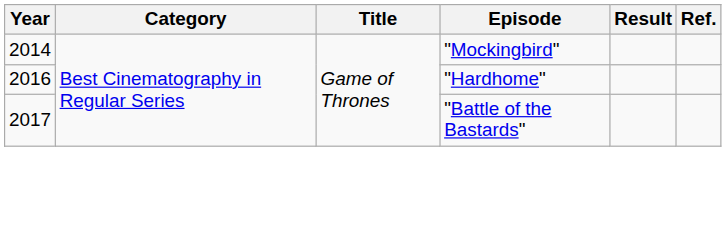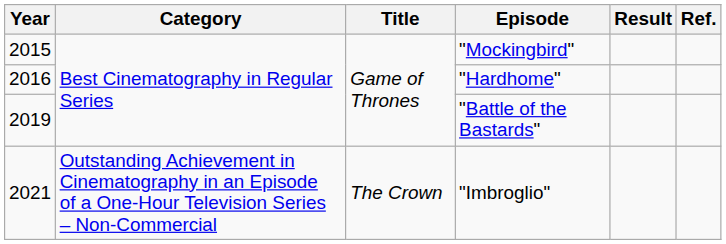(30, 49) 2014 -> (30, 49) 2015
(30, 119) 2017 -> (30, 119) 2019
+ row: (505, 192)
